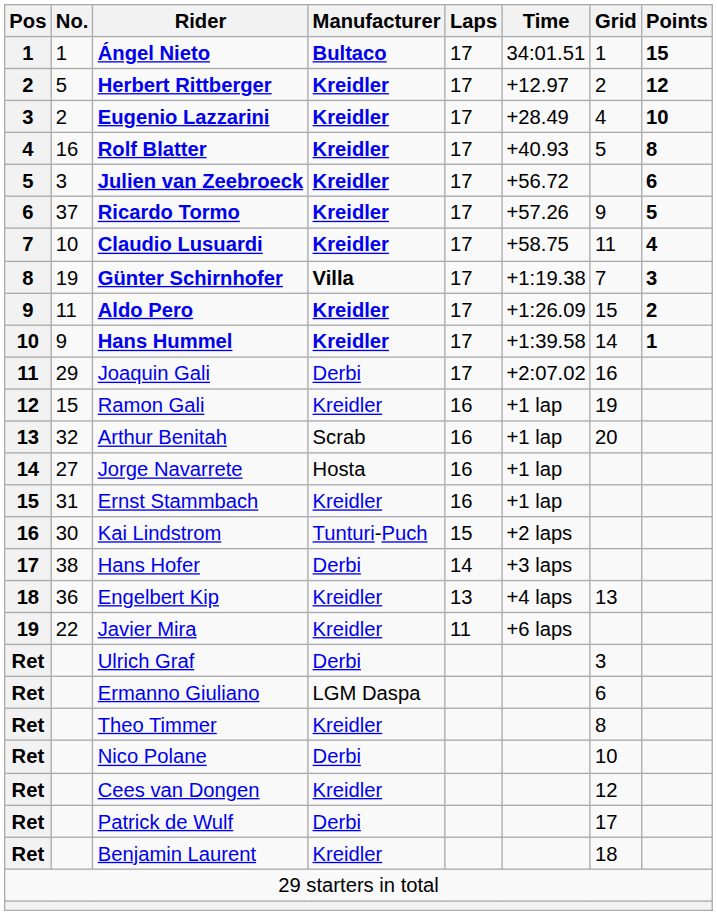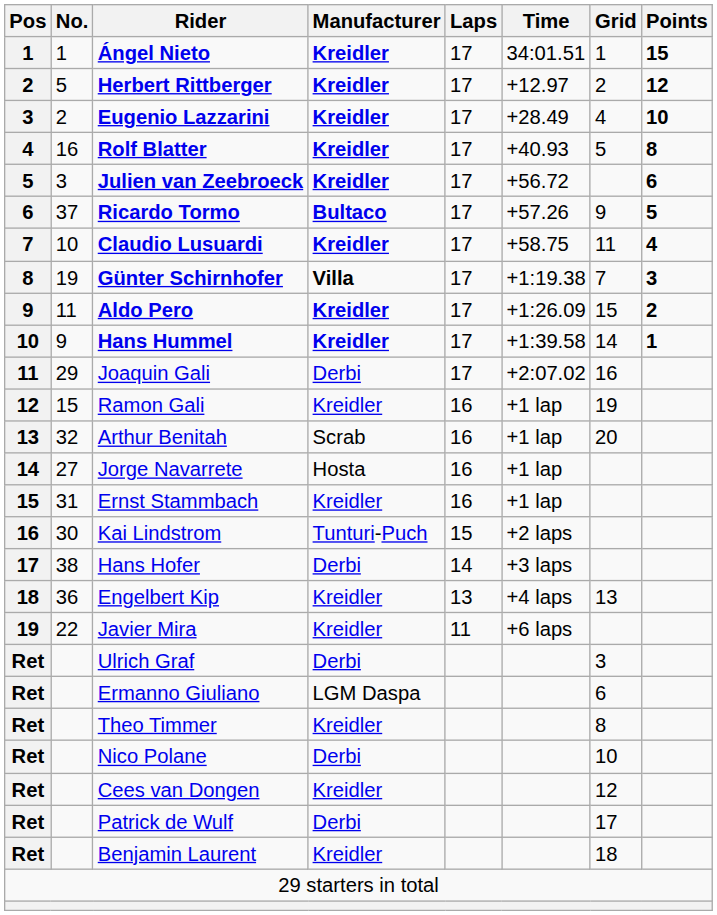(350, 53) Bultaco -> (351, 53) Kreidler
(351, 213) Kreidler -> (350, 213) Bultaco
